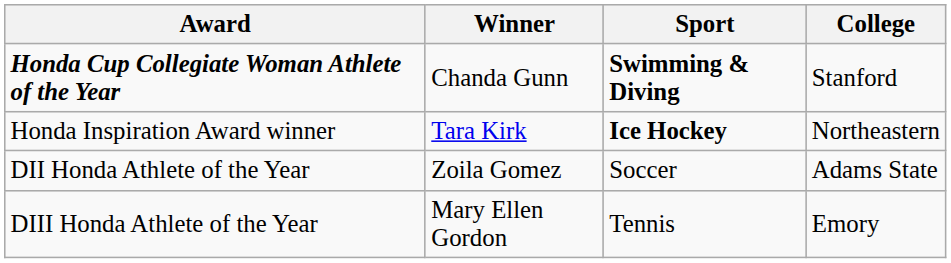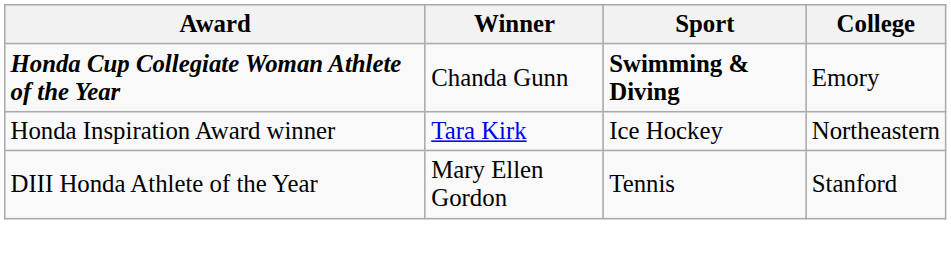(855, 77) Stanford -> (846, 77) Emory
(668, 130) bold -> (666, 130) normal
- row: (160, 170)
(846, 223) Emory -> (855, 184) Stanford
